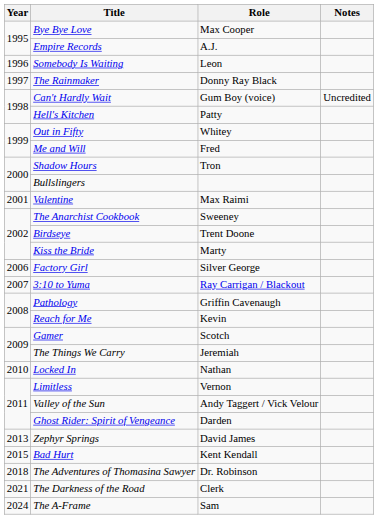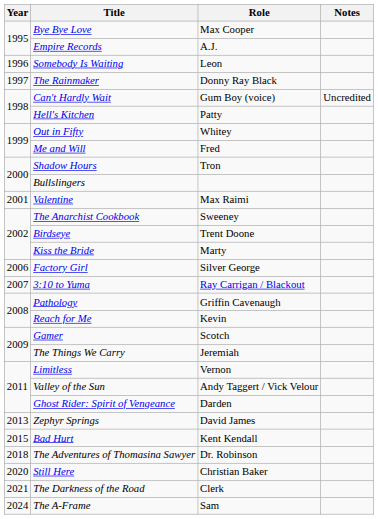- row: (54, 370)
+ row: (54, 472)
